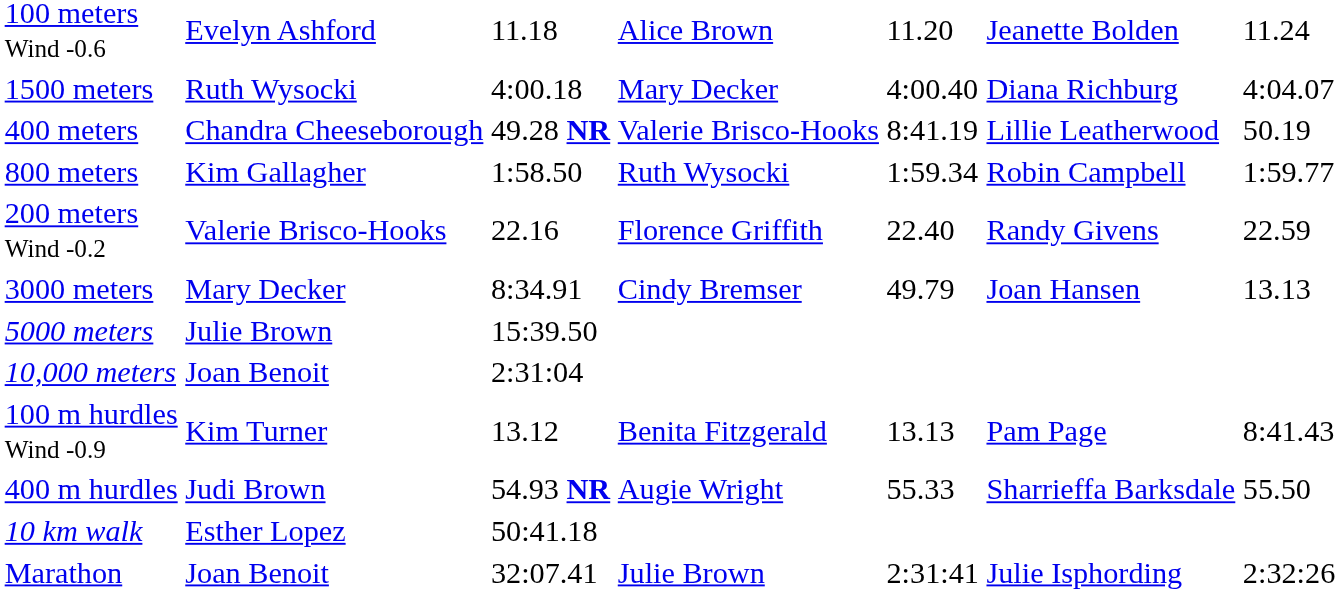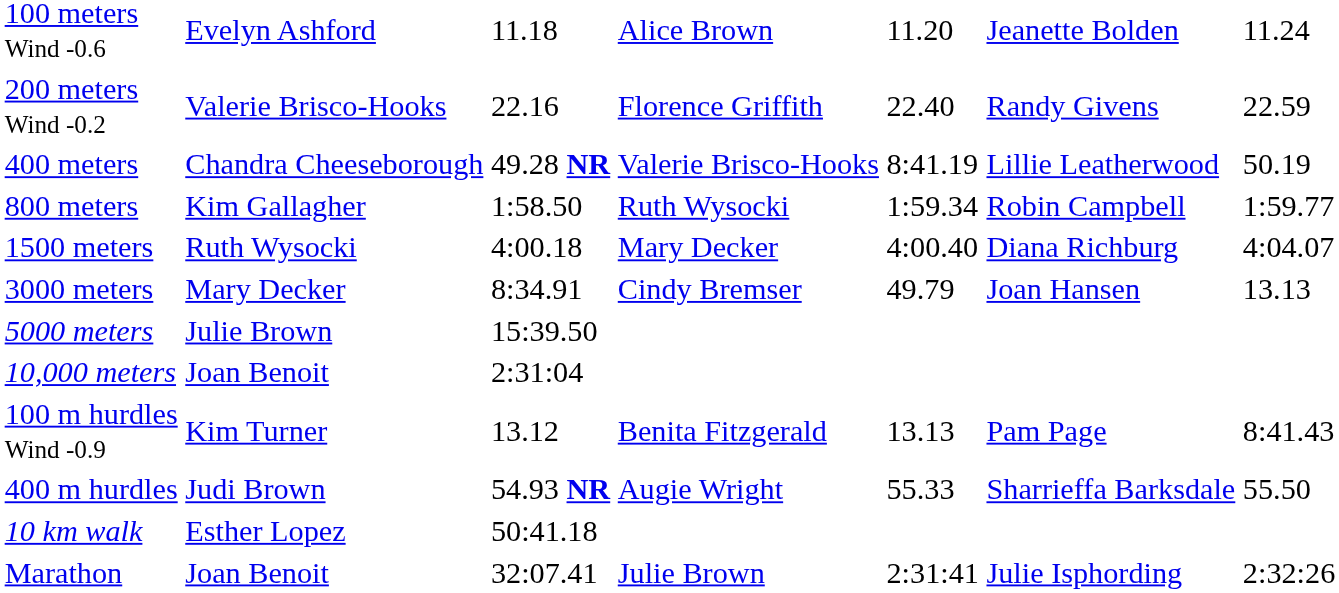rows swapped: (71, 230) <-> (79, 88)
